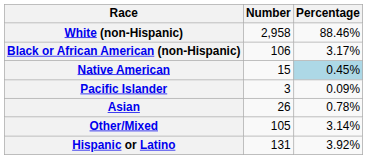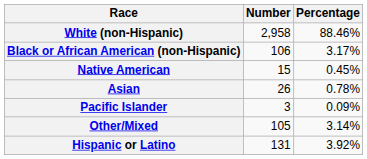(343, 70) lightblue background -> (343, 70) no background
rows swapped: (124, 107) <-> (124, 88)
